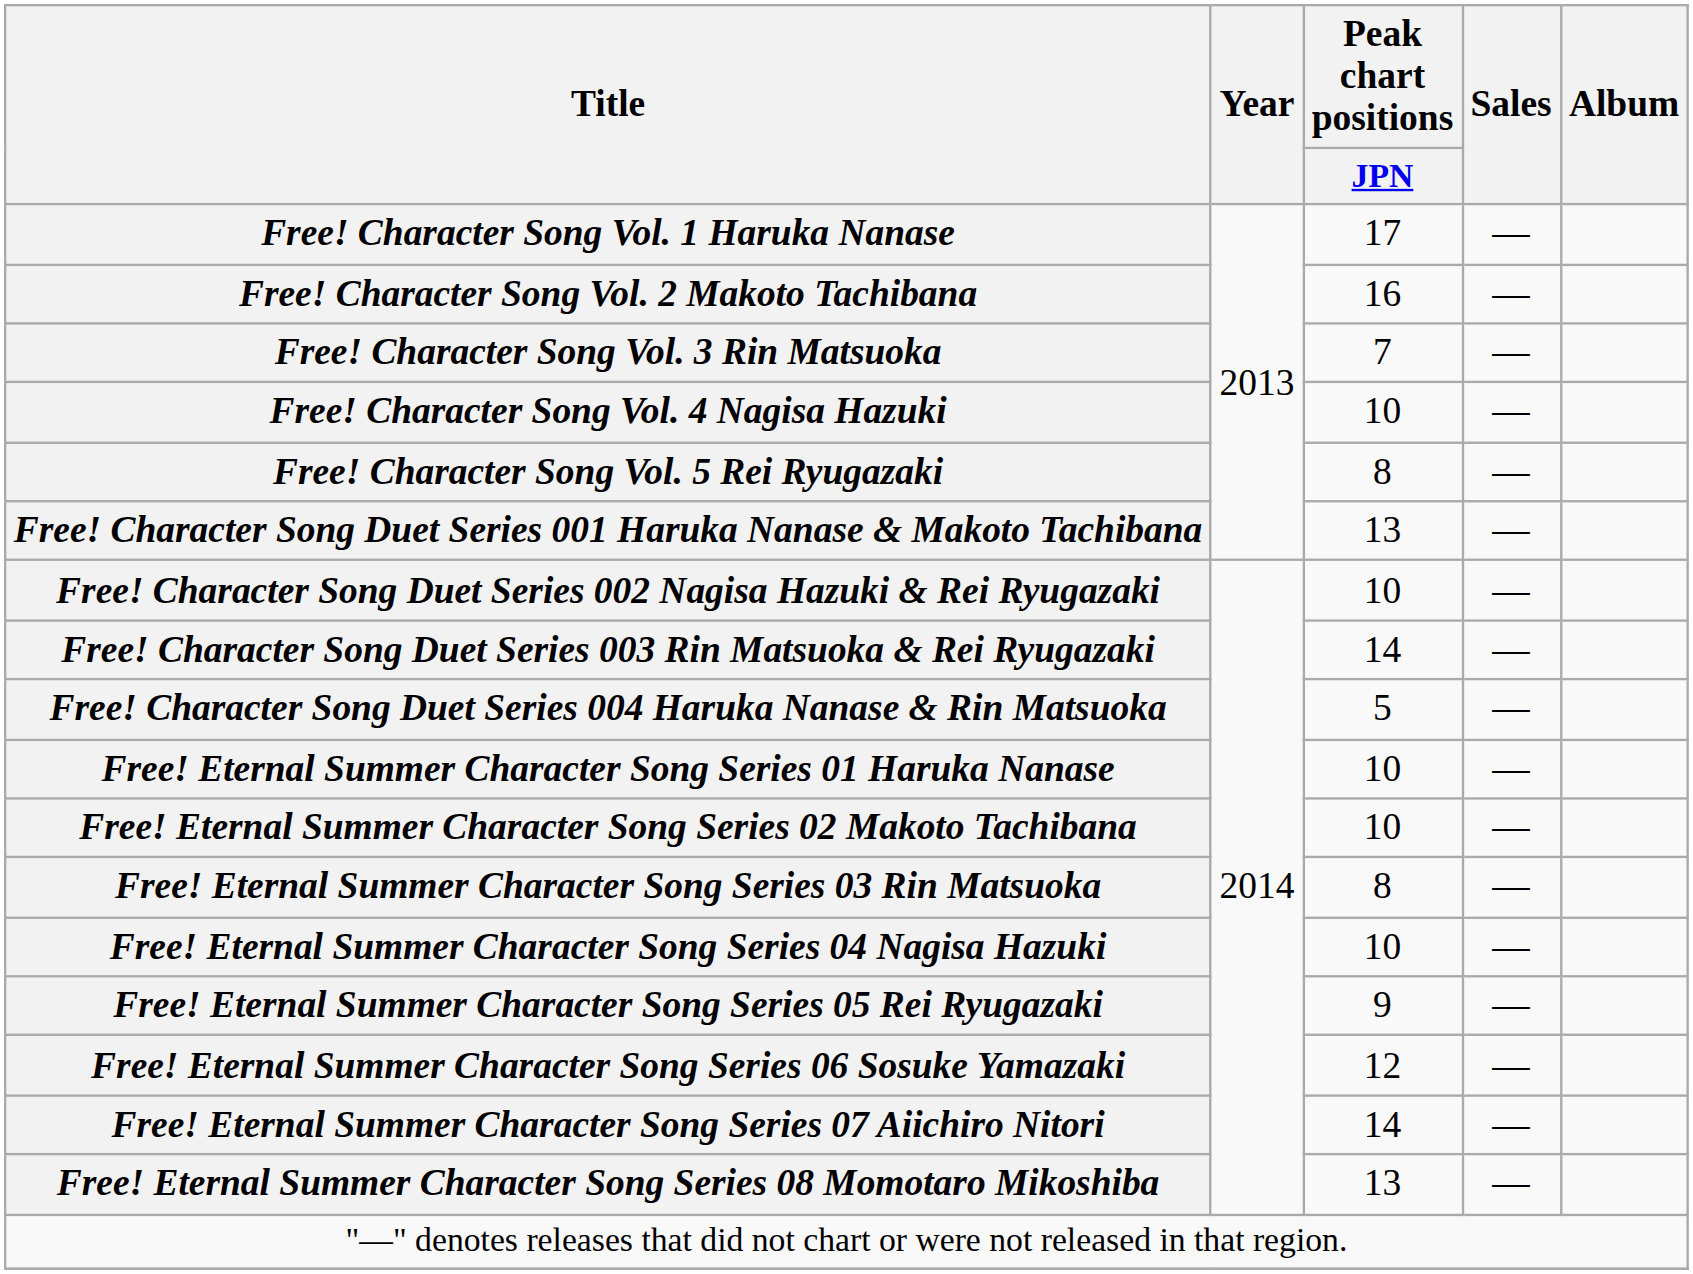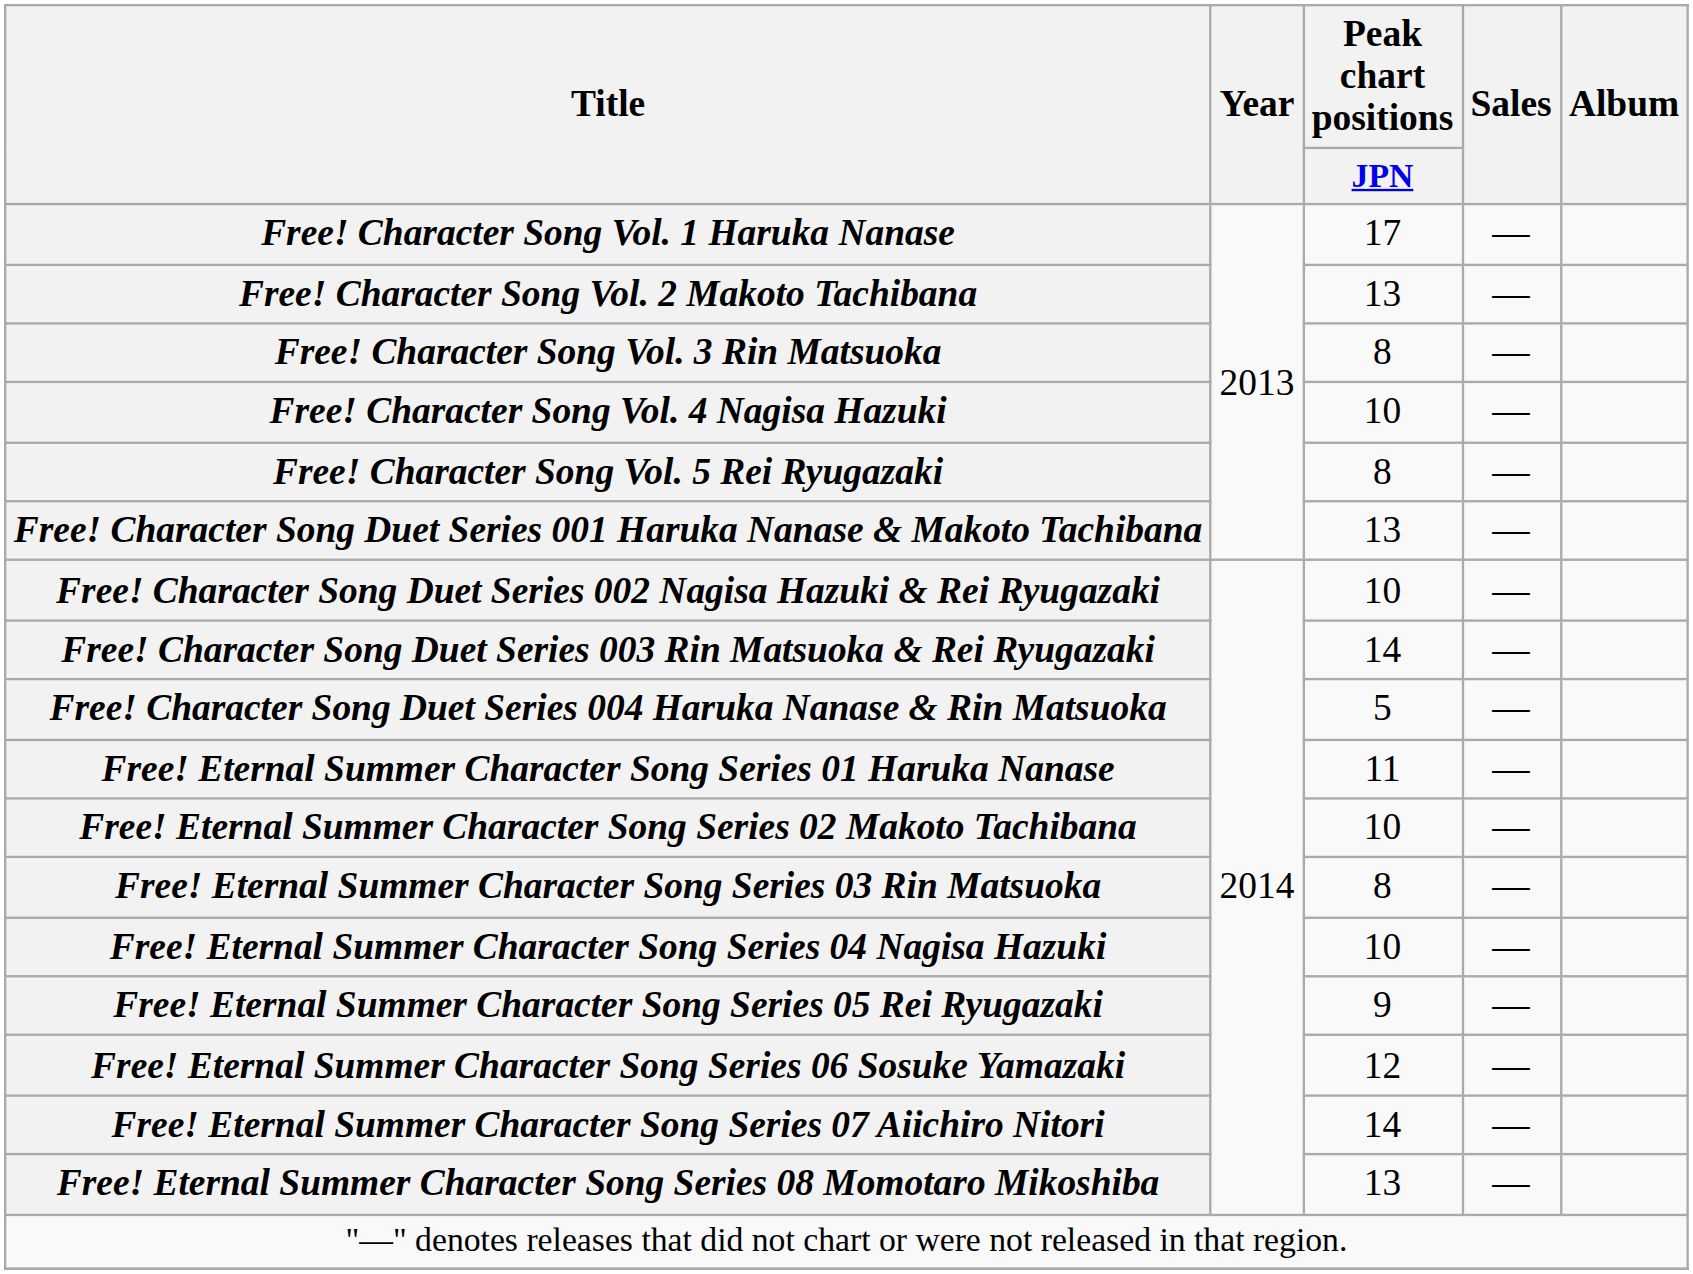(1382, 292) 16 -> (1382, 292) 13
(1382, 352) 7 -> (1382, 352) 8
(1382, 767) 10 -> (1382, 767) 11
